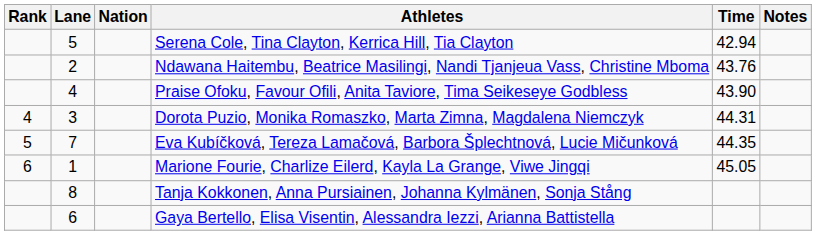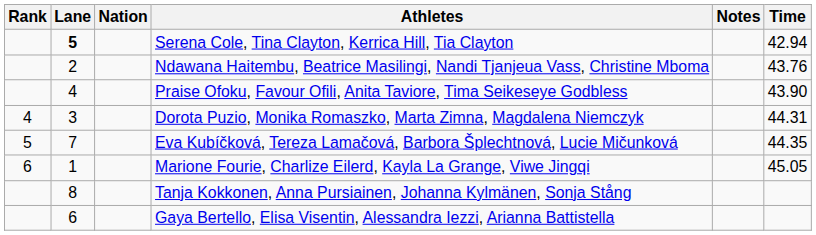columns swapped: (736, 17) <-> (785, 17)
(73, 42) normal -> (73, 42) bold
